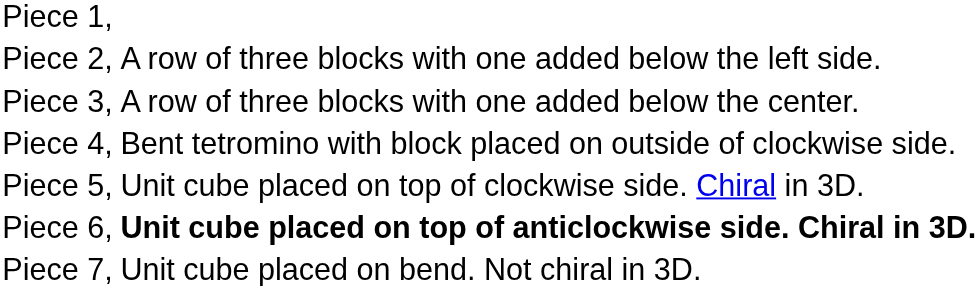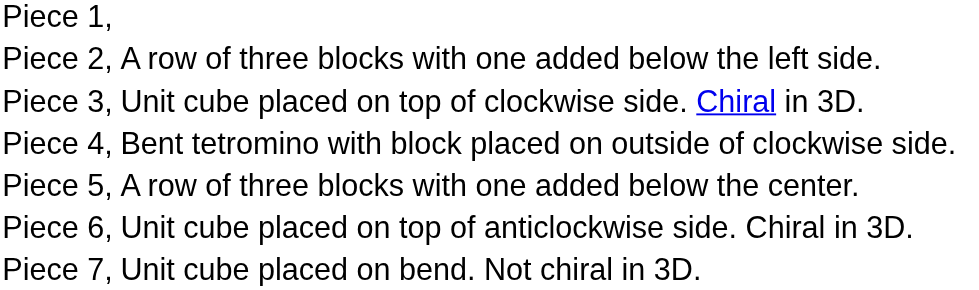(490, 101) A row of three blocks with one added below the center. -> (492, 101) Unit cube placed on top of clockwise side. Chiral in 3D.
(492, 185) Unit cube placed on top of clockwise side. Chiral in 3D. -> (490, 185) A row of three blocks with one added below the center.
(548, 227) bold -> (517, 227) normal
